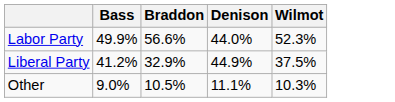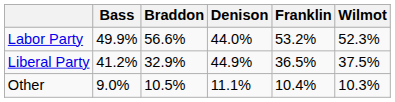+ column: (303, 16)
